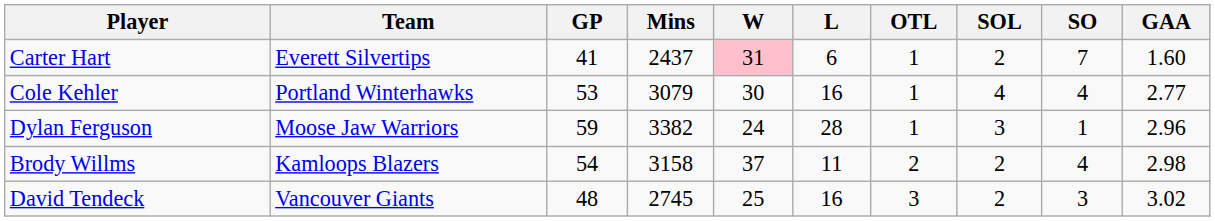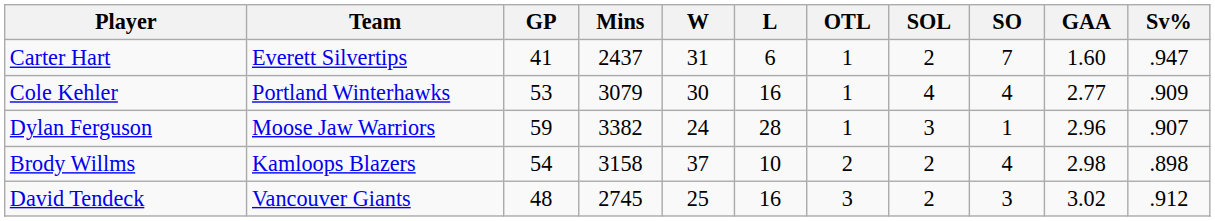+ column: (1169, 22)
(753, 57) pink background -> (698, 57) no background
(832, 163) 11 -> (770, 163) 10
